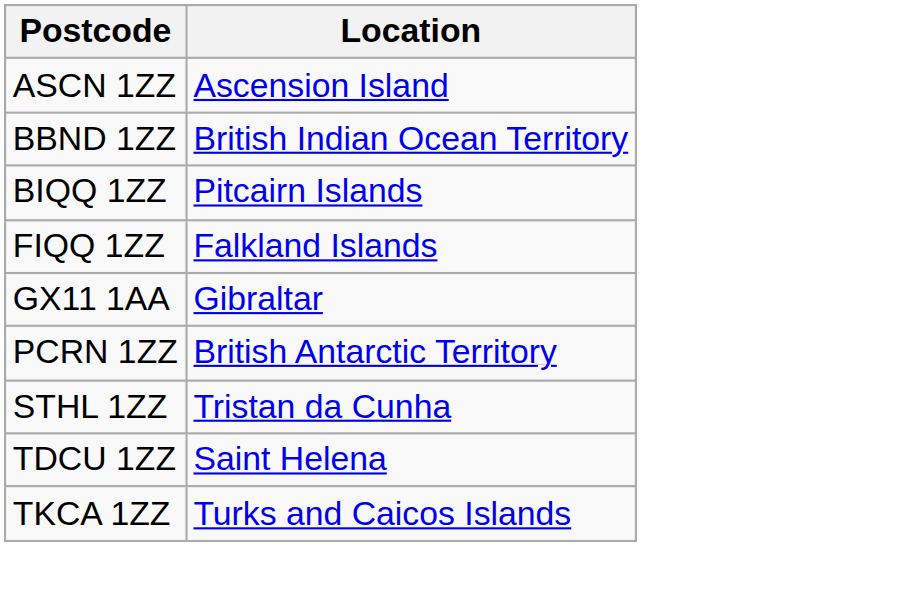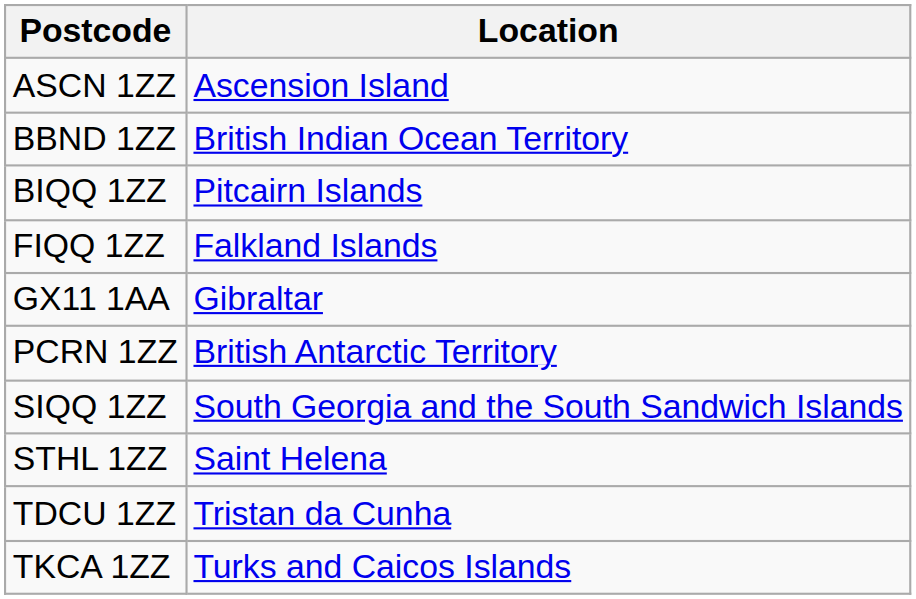+ row: (90, 406)
(322, 406) Tristan da Cunha -> (290, 459) Saint Helena
(290, 459) Saint Helena -> (322, 513) Tristan da Cunha
